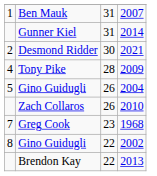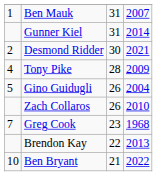- row: (52, 143)
+ row: (51, 161)
